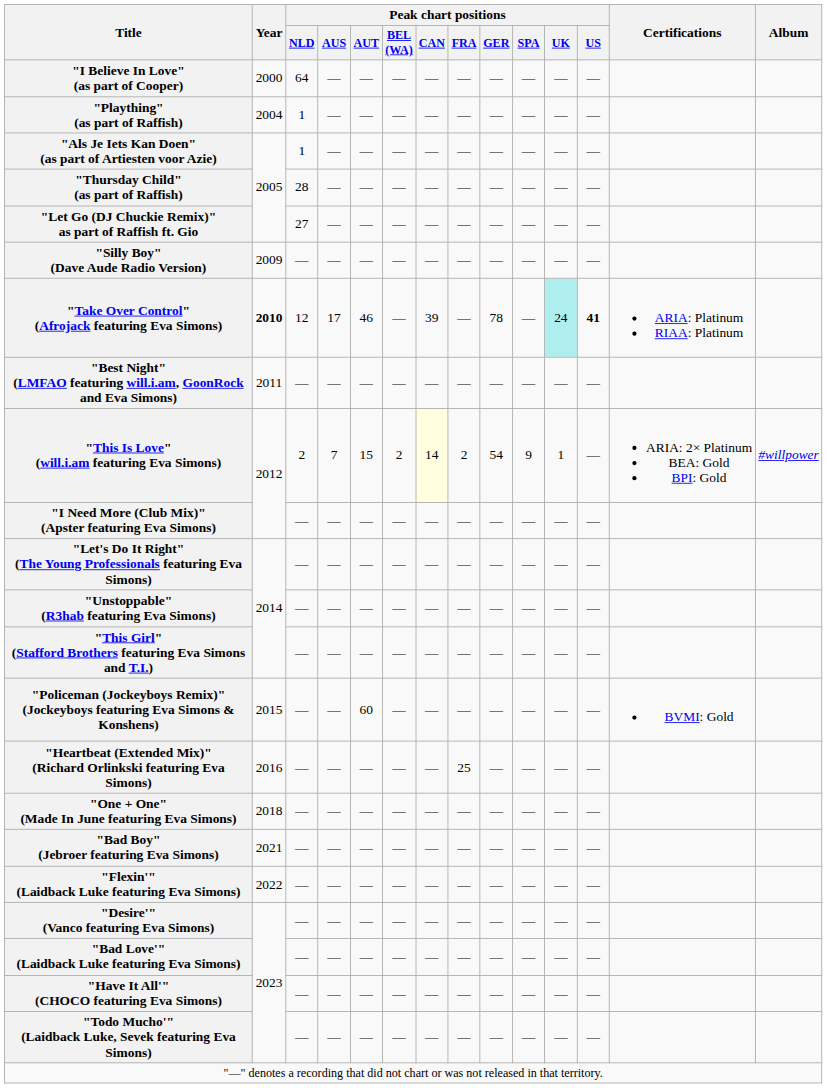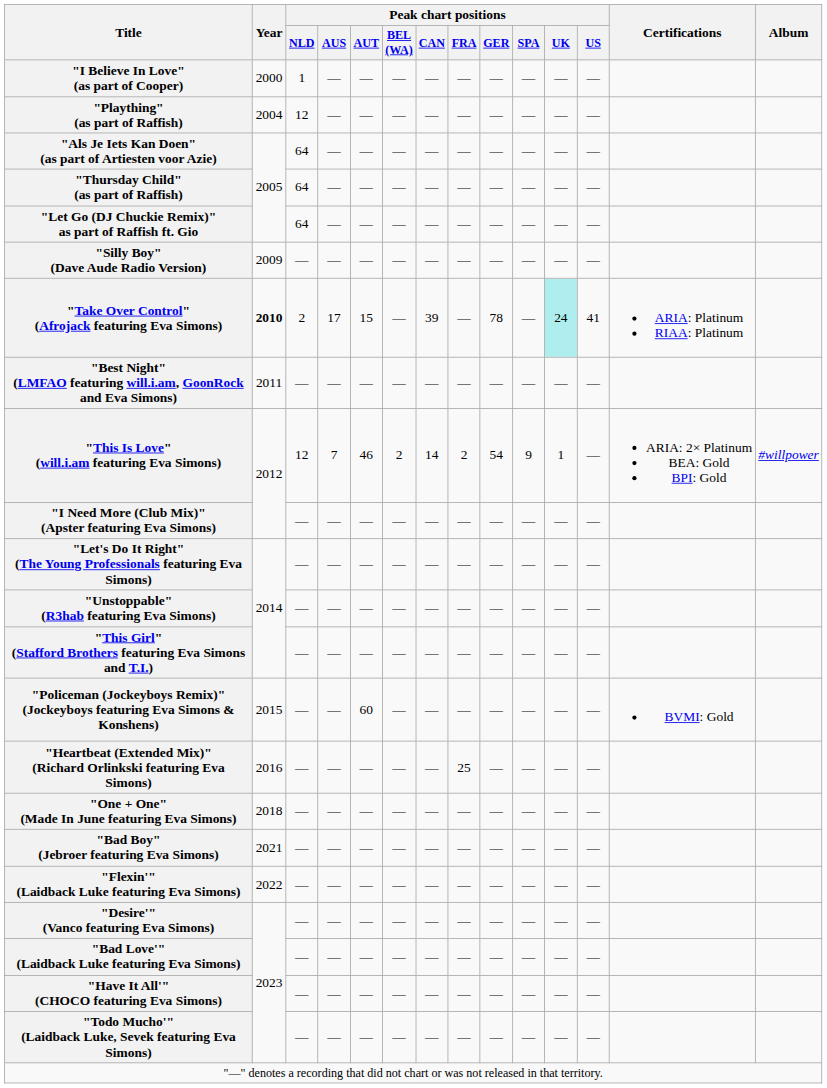(302, 78) 64 -> (302, 78) 1
(302, 114) 1 -> (302, 114) 12
(302, 151) 1 -> (302, 151) 64
(302, 187) 28 -> (302, 187) 64
(302, 224) 27 -> (302, 224) 64
(302, 317) 12 -> (302, 317) 2
(366, 317) 46 -> (366, 317) 15
(593, 317) bold -> (593, 317) normal
(302, 455) 2 -> (302, 455) 12
(366, 455) 15 -> (366, 455) 46
(432, 455) lightyellow background -> (432, 455) no background
